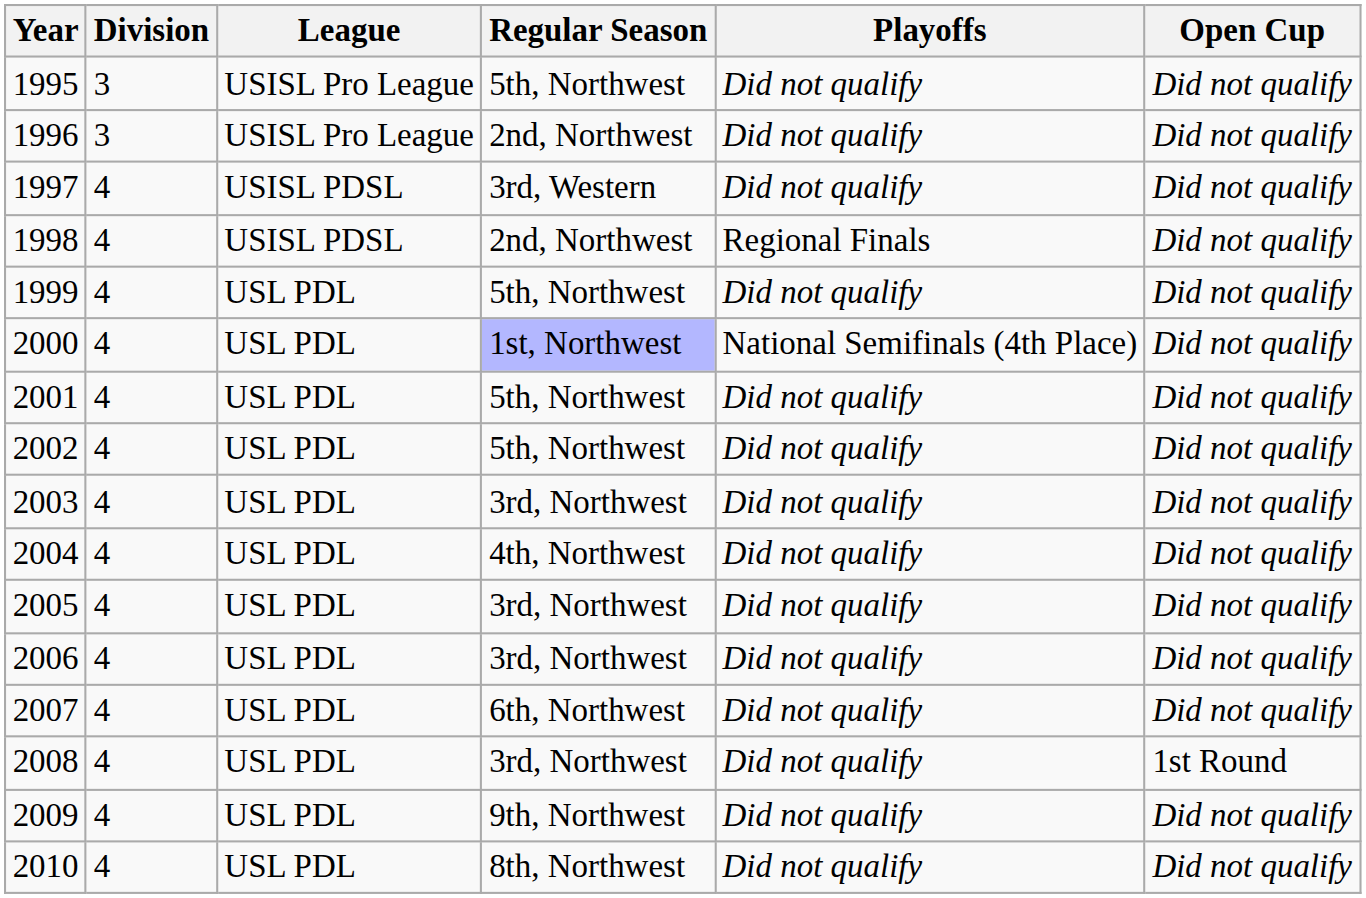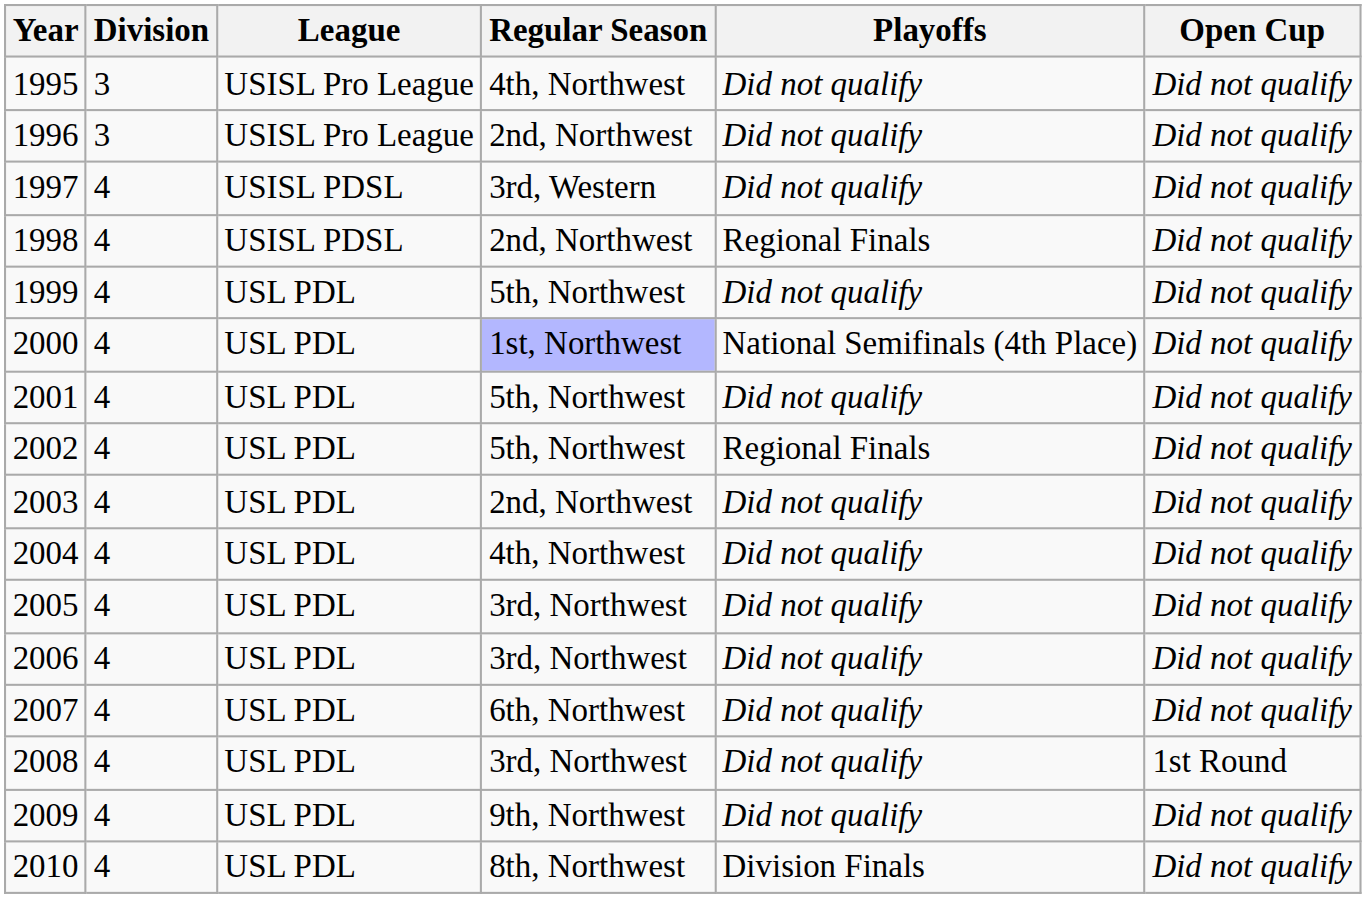(587, 82) 5th, Northwest -> (587, 82) 4th, Northwest
(822, 448) Did not qualify -> (826, 448) Regional Finals
(588, 501) 3rd, Northwest -> (591, 501) 2nd, Northwest
(822, 866) Did not qualify -> (824, 866) Division Finals
